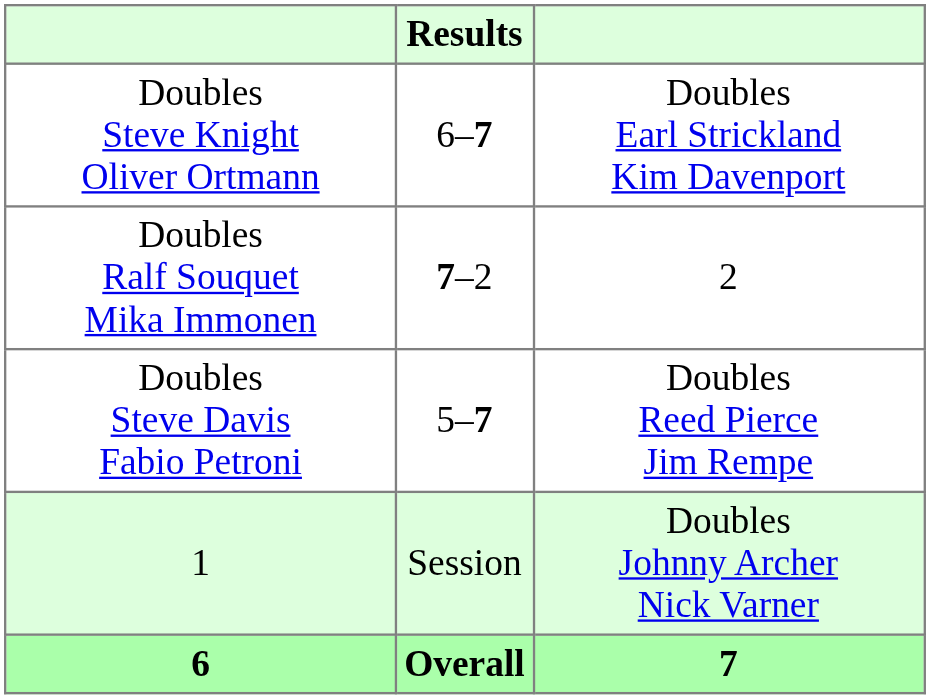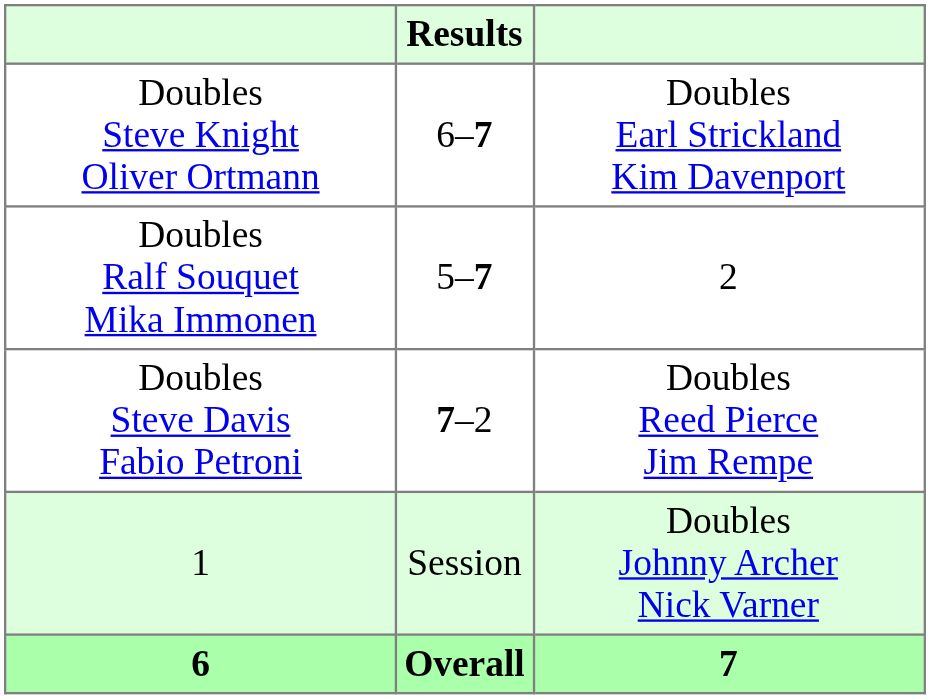(464, 277) 7–2 -> (464, 277) 5–7
(464, 419) 5–7 -> (464, 419) 7–2
